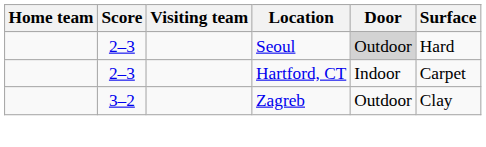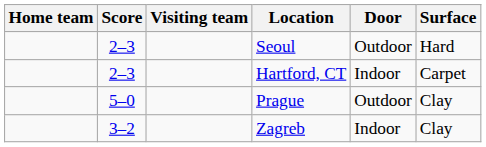(383, 45) lightgrey background -> (383, 45) no background
+ row: (280, 100)
(383, 100) Outdoor -> (377, 127) Indoor
